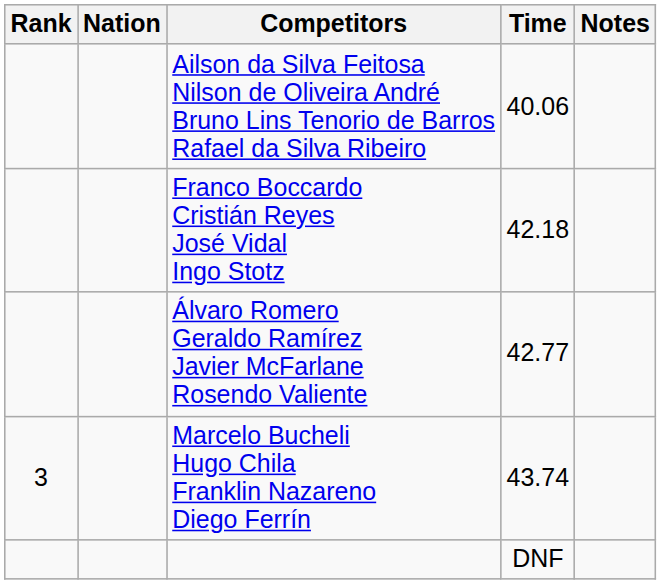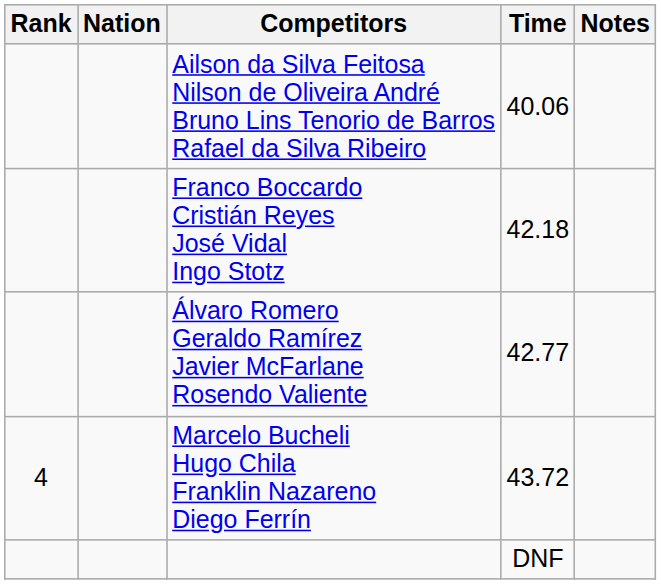(41, 477) 3 -> (41, 477) 4
(538, 477) 43.74 -> (538, 477) 43.72
